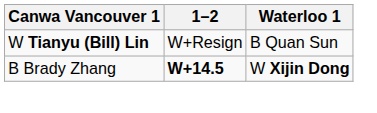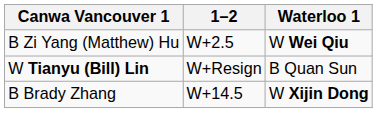+ row: (94, 42)
(196, 68) bold -> (215, 94) normal
